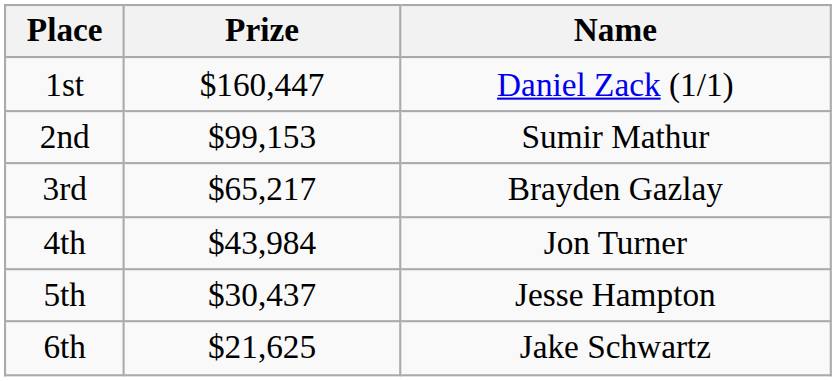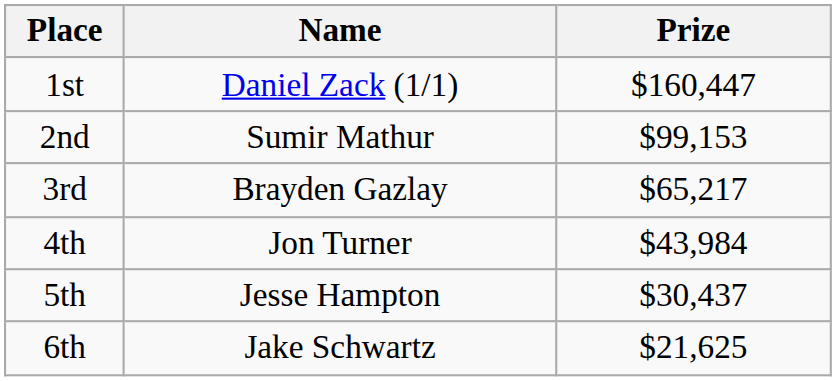columns swapped: (615, 30) <-> (262, 30)
